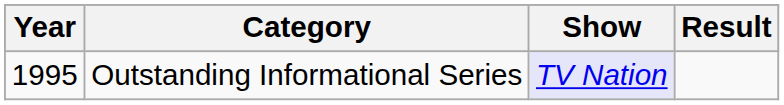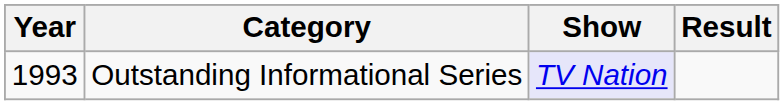(45, 74) 1995 -> (45, 74) 1993
